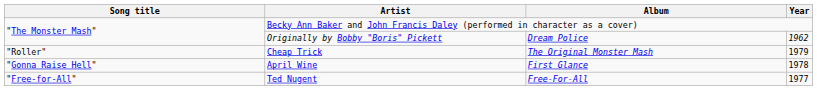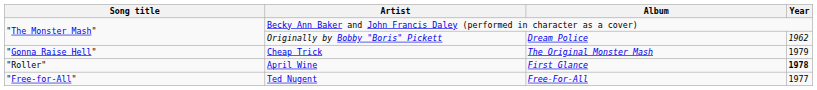(26, 52) "Roller" -> (51, 52) "Gonna Raise Hell"
(51, 65) "Gonna Raise Hell" -> (26, 65) "Roller"
(799, 65) normal -> (799, 65) bold
